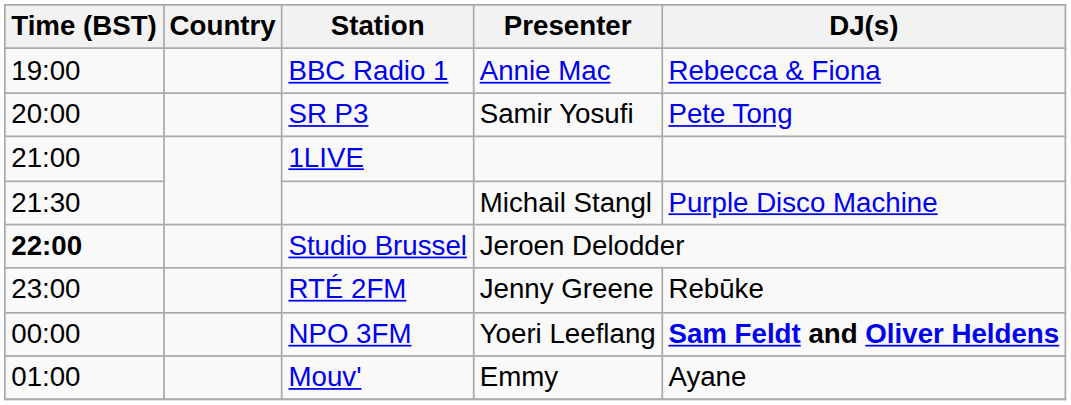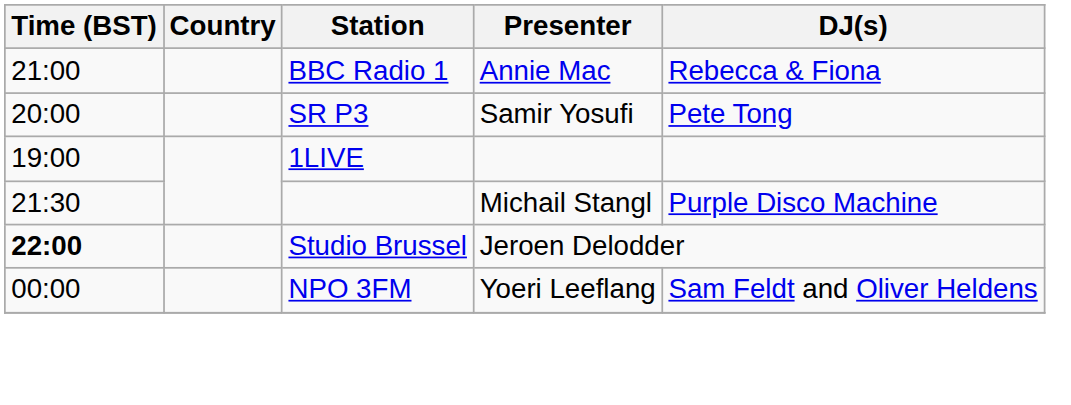(46, 70) 19:00 -> (46, 70) 21:00
(46, 158) 21:00 -> (46, 158) 19:00
- row: (347, 289)
(864, 333) bold -> (853, 289) normal
- row: (325, 377)
